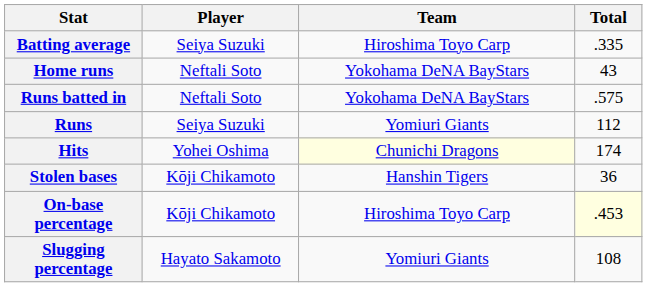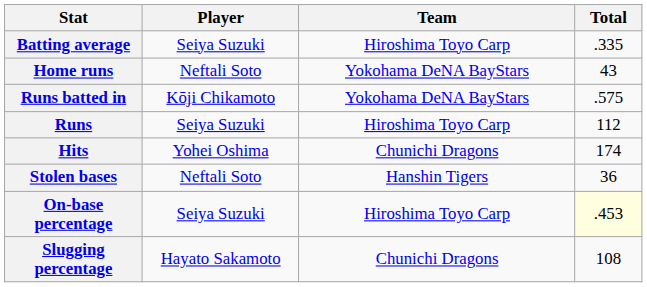(221, 97) Neftali Soto -> (221, 97) Kōji Chikamoto
(437, 124) Yomiuri Giants -> (437, 124) Hiroshima Toyo Carp
(437, 151) lightyellow background -> (437, 151) no background
(221, 177) Kōji Chikamoto -> (221, 177) Neftali Soto
(221, 213) Kōji Chikamoto -> (221, 213) Seiya Suzuki
(437, 259) Yomiuri Giants -> (437, 259) Chunichi Dragons
